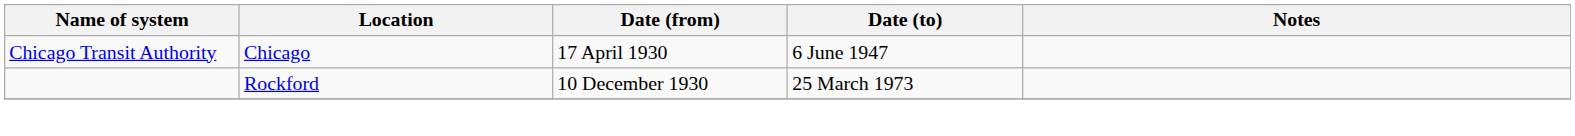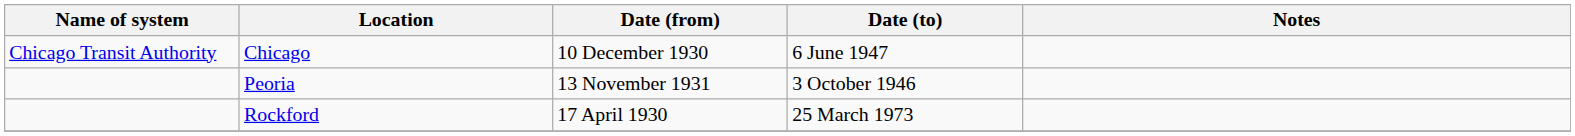(612, 51) 17 April 1930 -> (633, 51) 10 December 1930
+ row: (269, 83)
(633, 83) 10 December 1930 -> (612, 114) 17 April 1930
